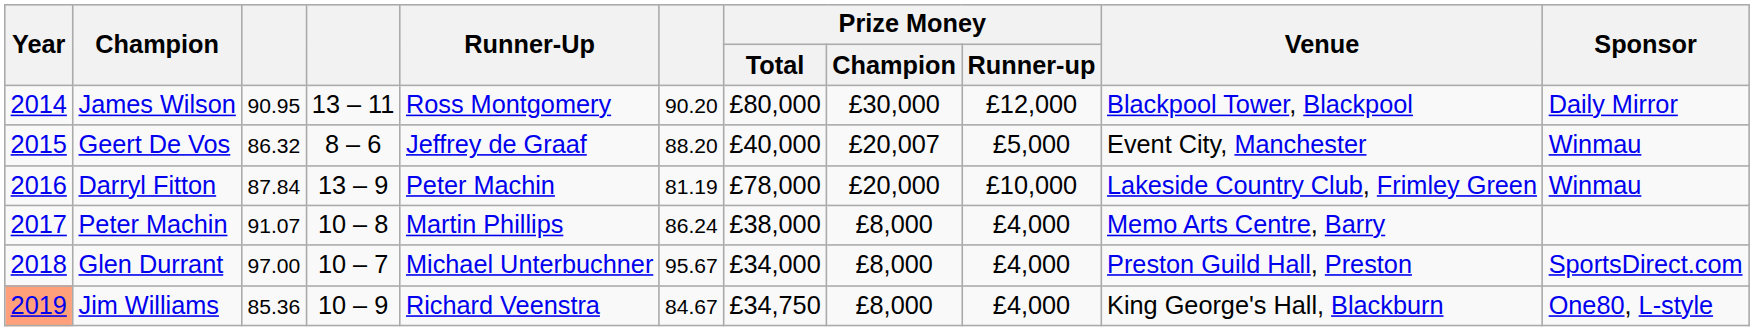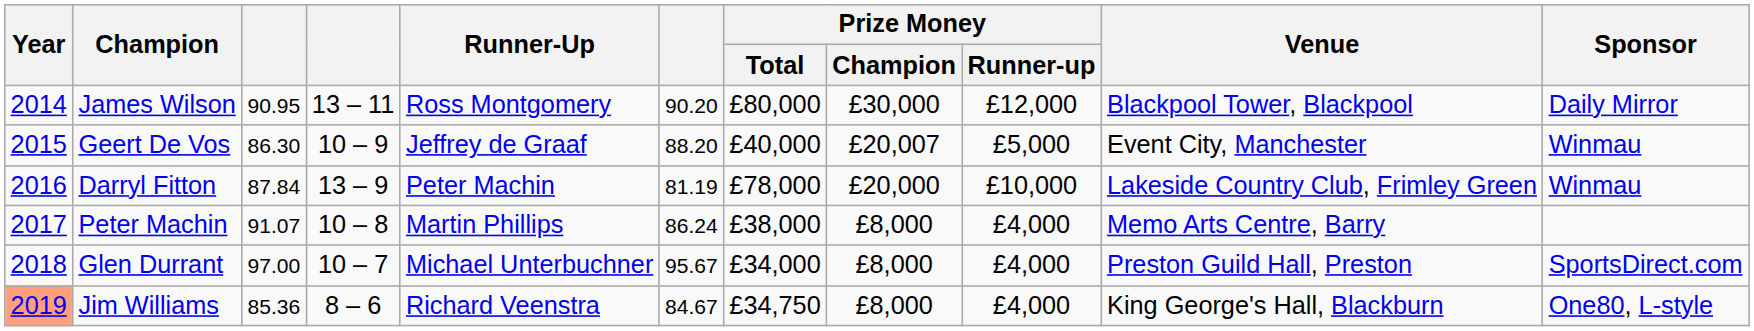(274, 146) 86.32 -> (274, 146) 86.30
(353, 144) 8 – 6 -> (353, 144) 10 – 9
(353, 305) 10 – 9 -> (353, 305) 8 – 6
